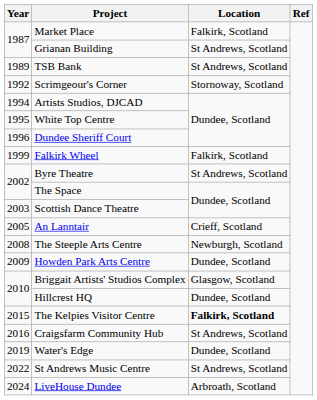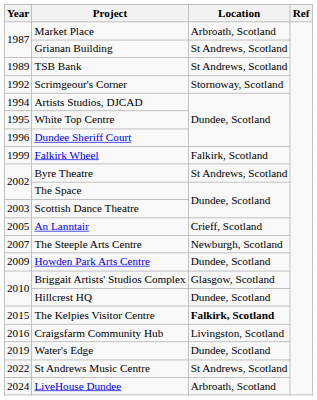(229, 31) Falkirk, Scotland -> (233, 31) Arbroath, Scotland
(18, 244) 2008 -> (18, 244) 2007
(239, 333) St Andrews, Scotland -> (237, 333) Livingston, Scotland
